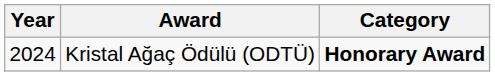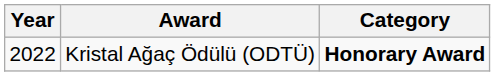(33, 53) 2024 -> (33, 53) 2022
